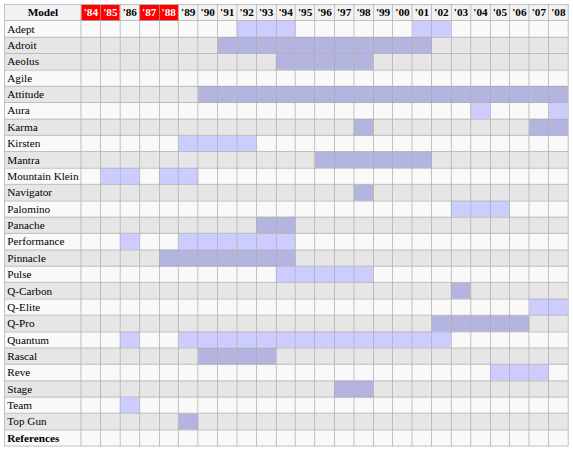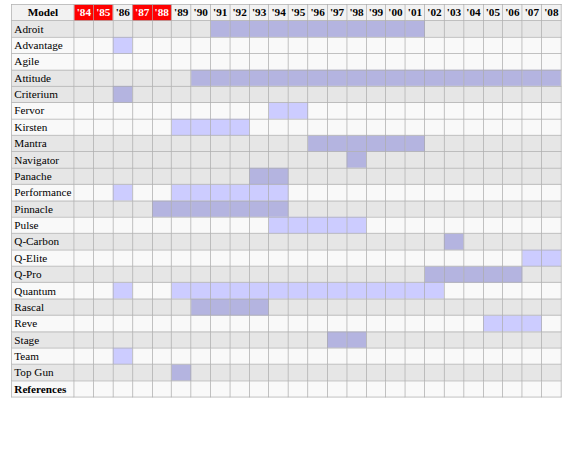- row: (21, 29)
+ row: (39, 45)
- row: (23, 61)
- row: (18, 110)
+ row: (36, 94)
+ row: (29, 110)
- row: (23, 127)
- row: (43, 176)
- row: (29, 209)
